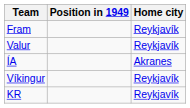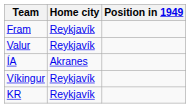columns swapped: (158, 12) <-> (89, 12)
